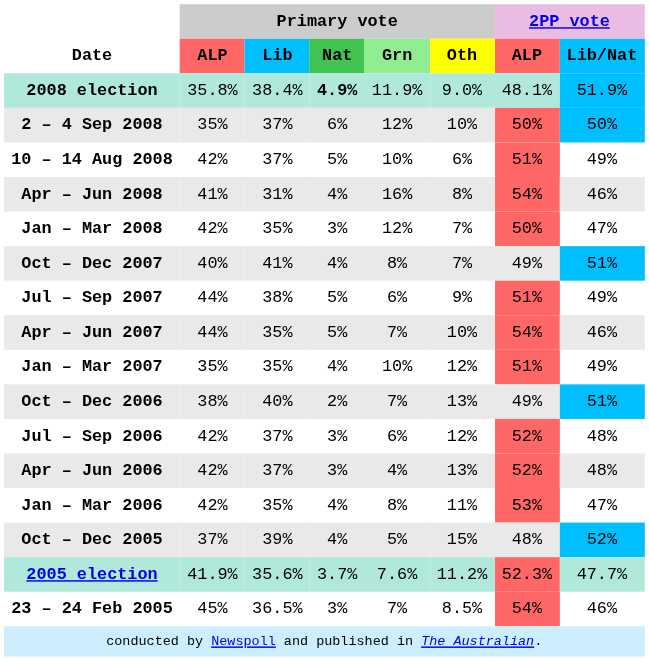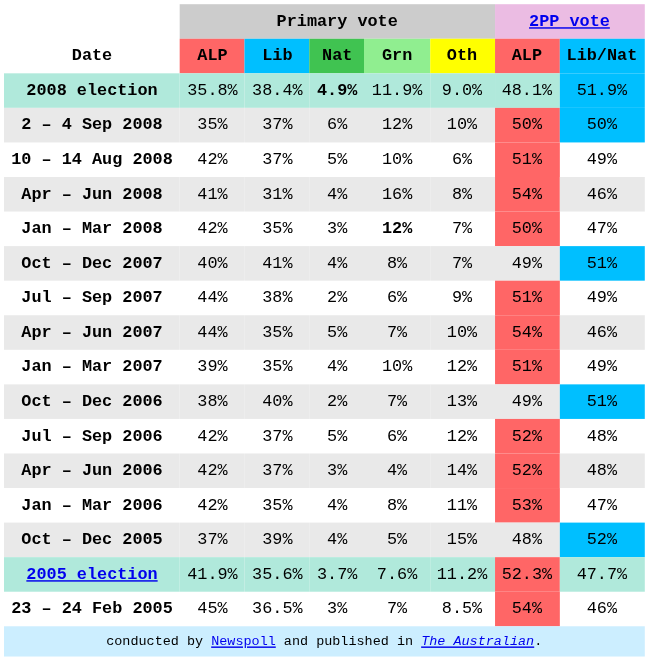(397, 228) normal -> (397, 228) bold
(337, 297) 5% -> (337, 297) 2%
(212, 367) 35% -> (212, 367) 39%
(337, 436) 3% -> (337, 436) 5%
(462, 470) 13% -> (462, 470) 14%
